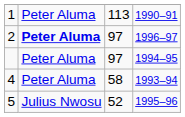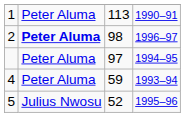(115, 36) 97 -> (115, 36) 98
(115, 79) 58 -> (115, 79) 59
